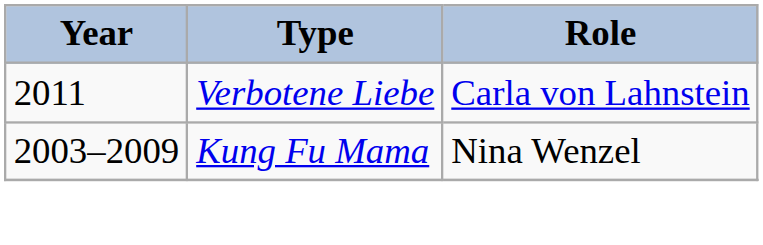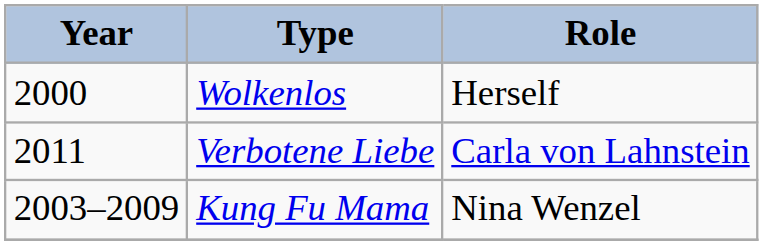+ row: (271, 92)
